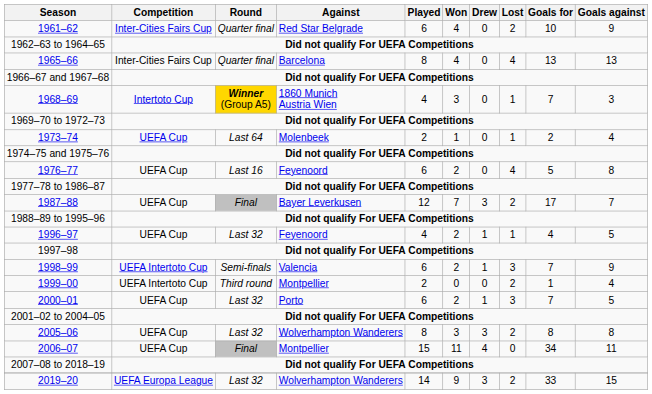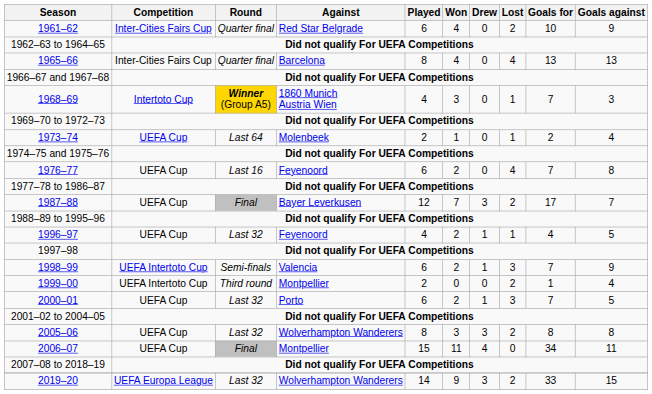(551, 170) 5 -> (551, 170) 7
